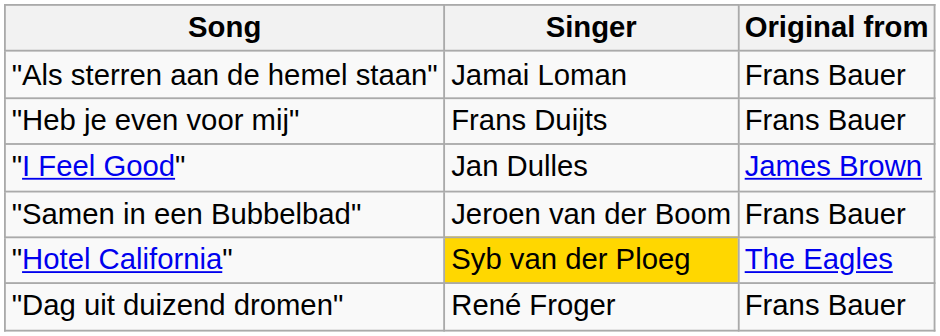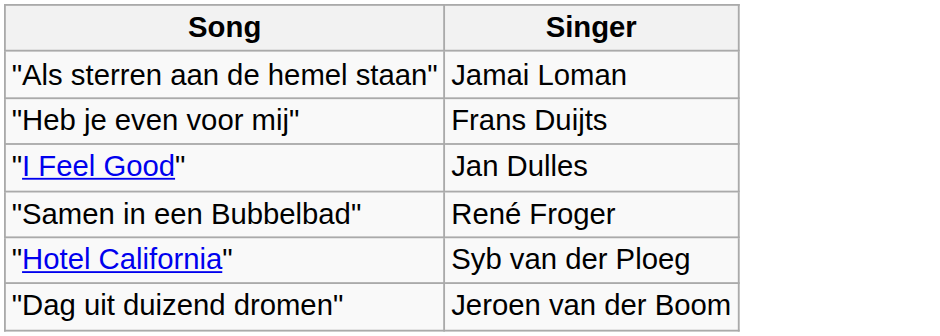- column: (837, 27)
(591, 213) Jeroen van der Boom -> (533, 213) René Froger
(571, 259) gold background -> (571, 259) no background
(533, 306) René Froger -> (591, 306) Jeroen van der Boom
